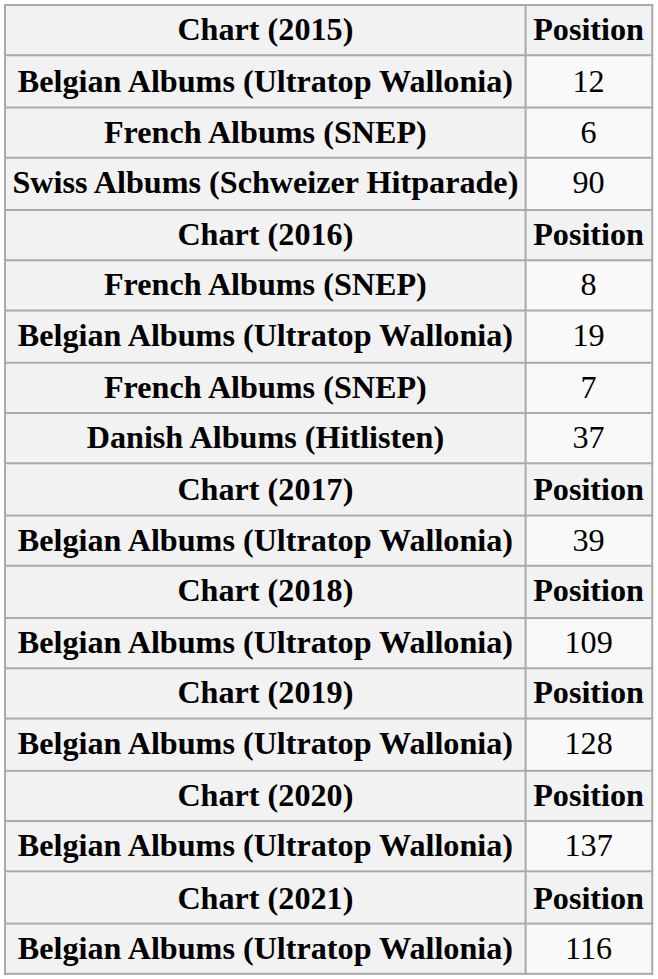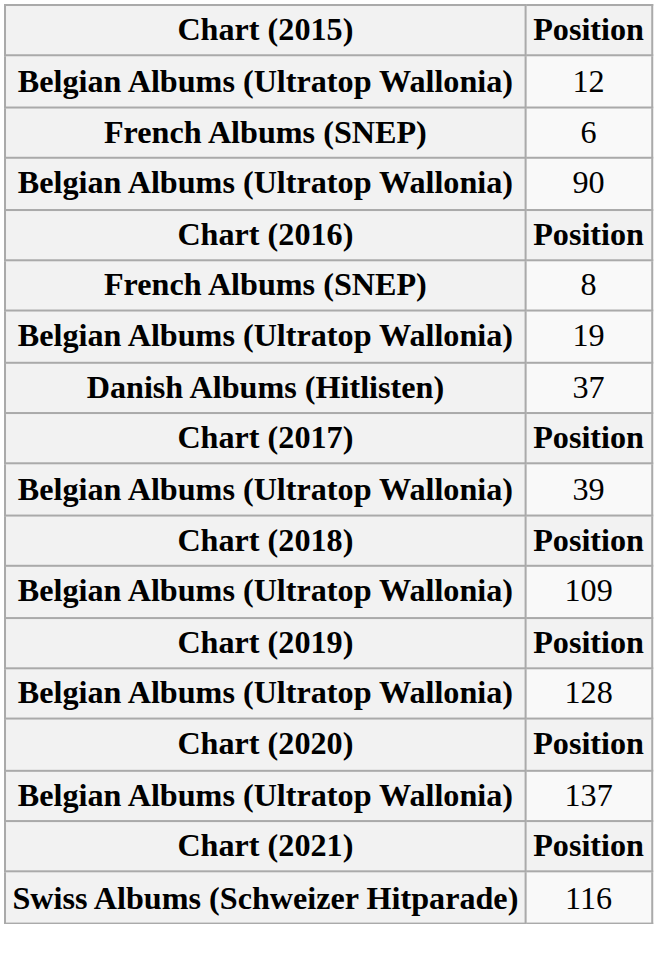(265, 183) Swiss Albums (Schweizer Hitparade) -> (265, 183) Belgian Albums (Ultratop Wallonia)
- row: (589, 387)
(265, 948) Belgian Albums (Ultratop Wallonia) -> (265, 897) Swiss Albums (Schweizer Hitparade)
